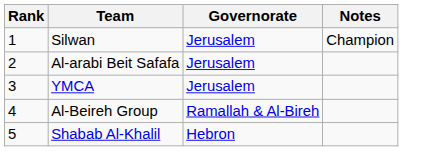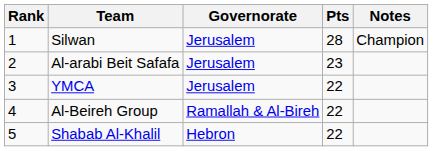+ column: (338, 16)
